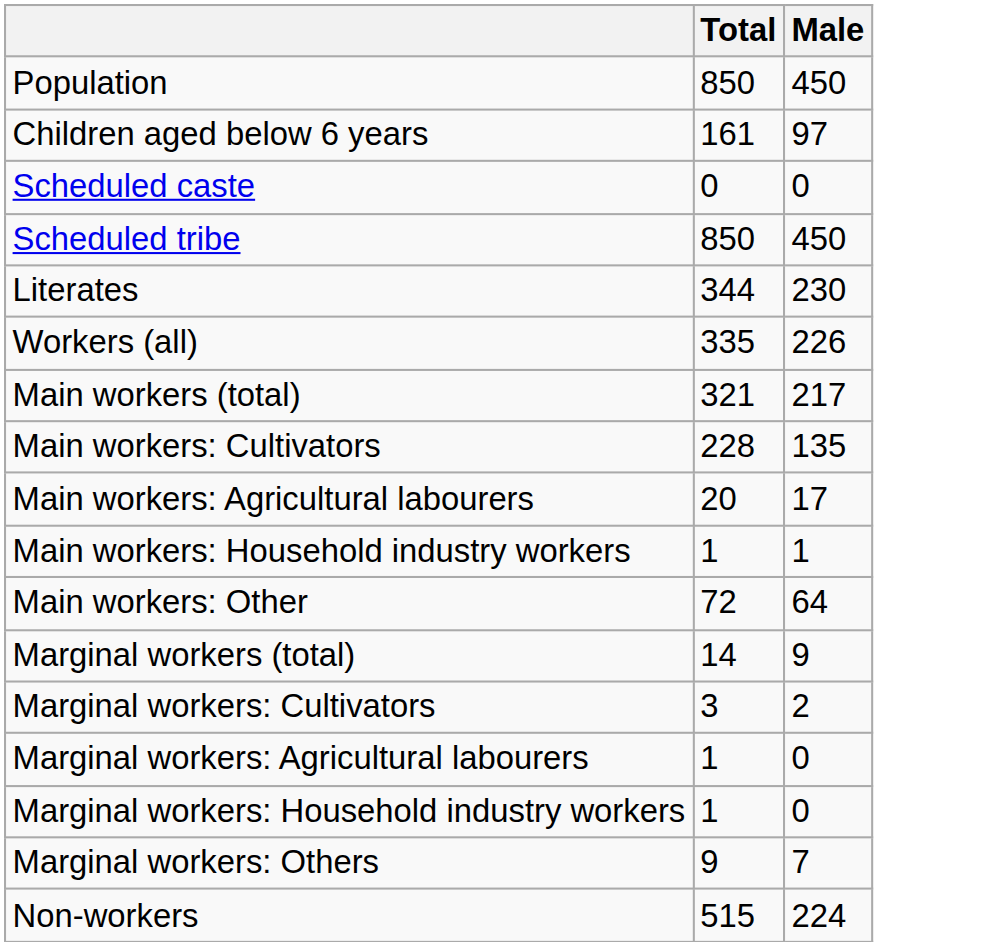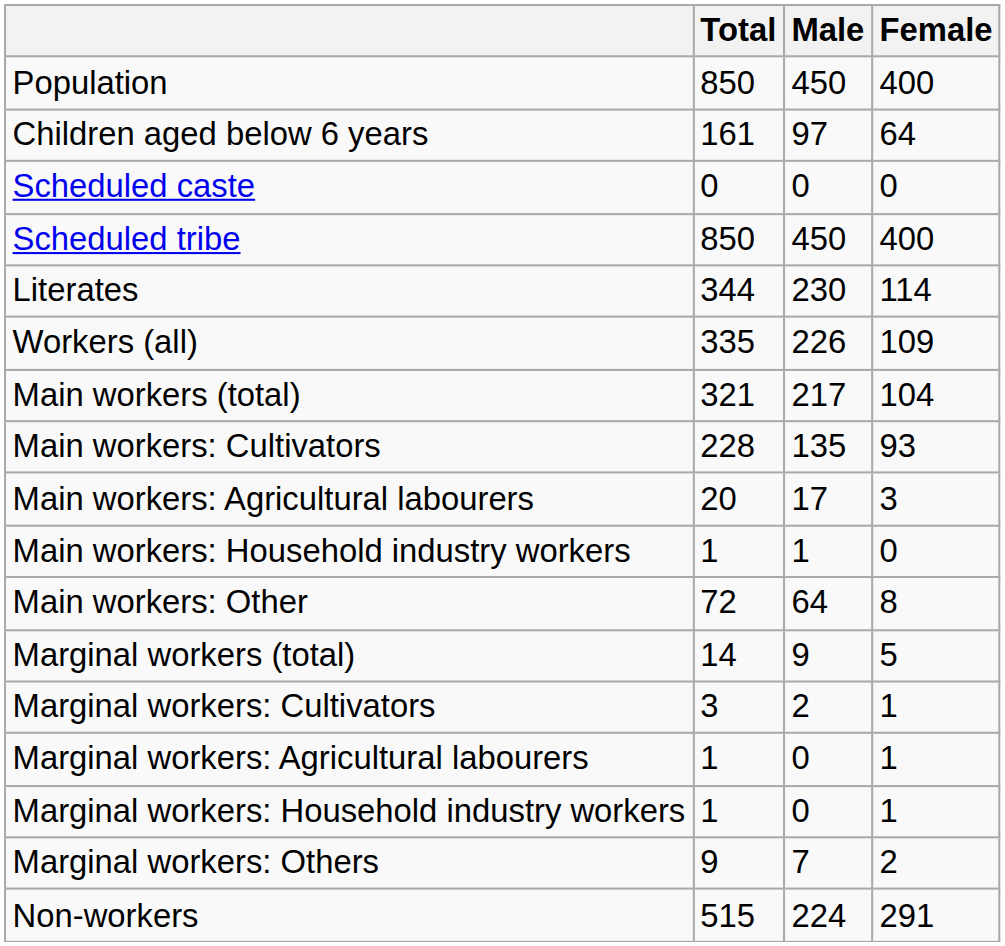+ column: (936, 30)
